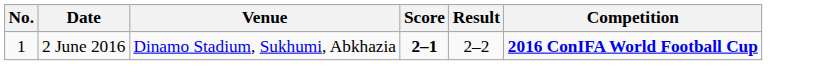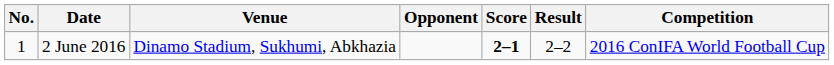+ column: (441, 18)
(633, 45) bold -> (707, 45) normal
